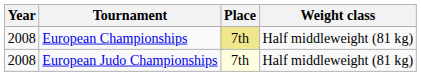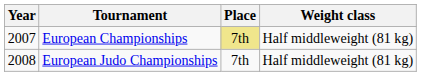(22, 37) 2008 -> (22, 37) 2007
(240, 60) lightyellow background -> (240, 60) no background
